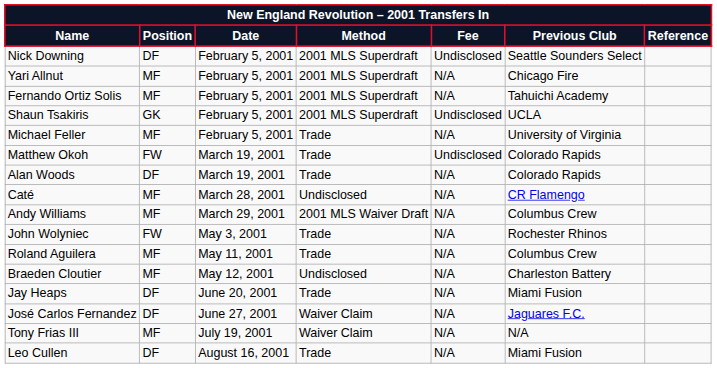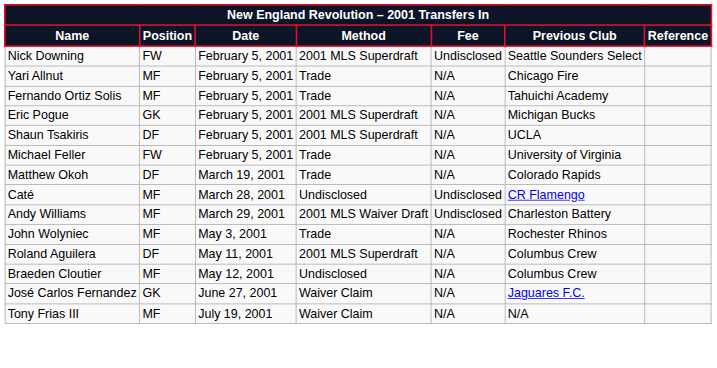(151, 56) DF -> (152, 56) FW
(358, 76) 2001 MLS Superdraft -> (315, 76) Trade
(358, 95) 2001 MLS Superdraft -> (315, 95) Trade
+ row: (38, 115)
(151, 115) GK -> (151, 135) DF
(468, 115) Undisclosed -> (444, 135) N/A
(151, 135) MF -> (152, 155) FW
(152, 155) FW -> (151, 175) DF
(468, 155) Undisclosed -> (444, 175) N/A
- row: (41, 175)
(444, 194) N/A -> (468, 194) Undisclosed
(444, 214) N/A -> (468, 214) Undisclosed
(552, 214) Columbus Crew -> (559, 214) Charleston Battery
(152, 234) FW -> (151, 234) MF
(151, 254) MF -> (151, 254) DF
(315, 254) Trade -> (358, 254) 2001 MLS Superdraft
(559, 274) Charleston Battery -> (552, 274) Columbus Crew
- row: (37, 293)
(151, 313) DF -> (151, 293) GK
- row: (37, 353)
